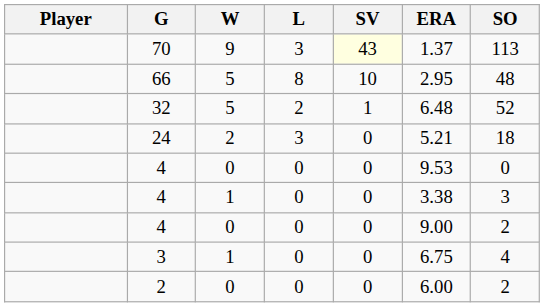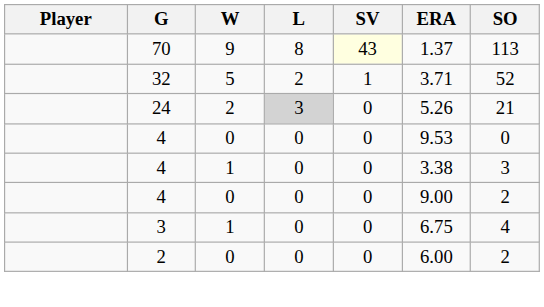(299, 49) 3 -> (299, 49) 8
- row: (161, 78)
(436, 108) 6.48 -> (436, 78) 3.71
(299, 138) no background -> (299, 108) lightgrey background
(436, 138) 5.21 -> (436, 108) 5.26
(505, 138) 18 -> (505, 108) 21
